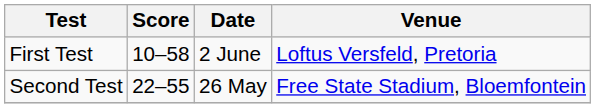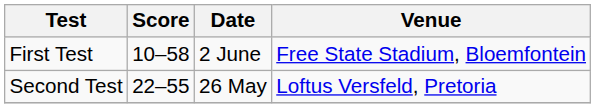(386, 53) Loftus Versfeld, Pretoria -> (431, 53) Free State Stadium, Bloemfontein
(431, 86) Free State Stadium, Bloemfontein -> (386, 86) Loftus Versfeld, Pretoria
